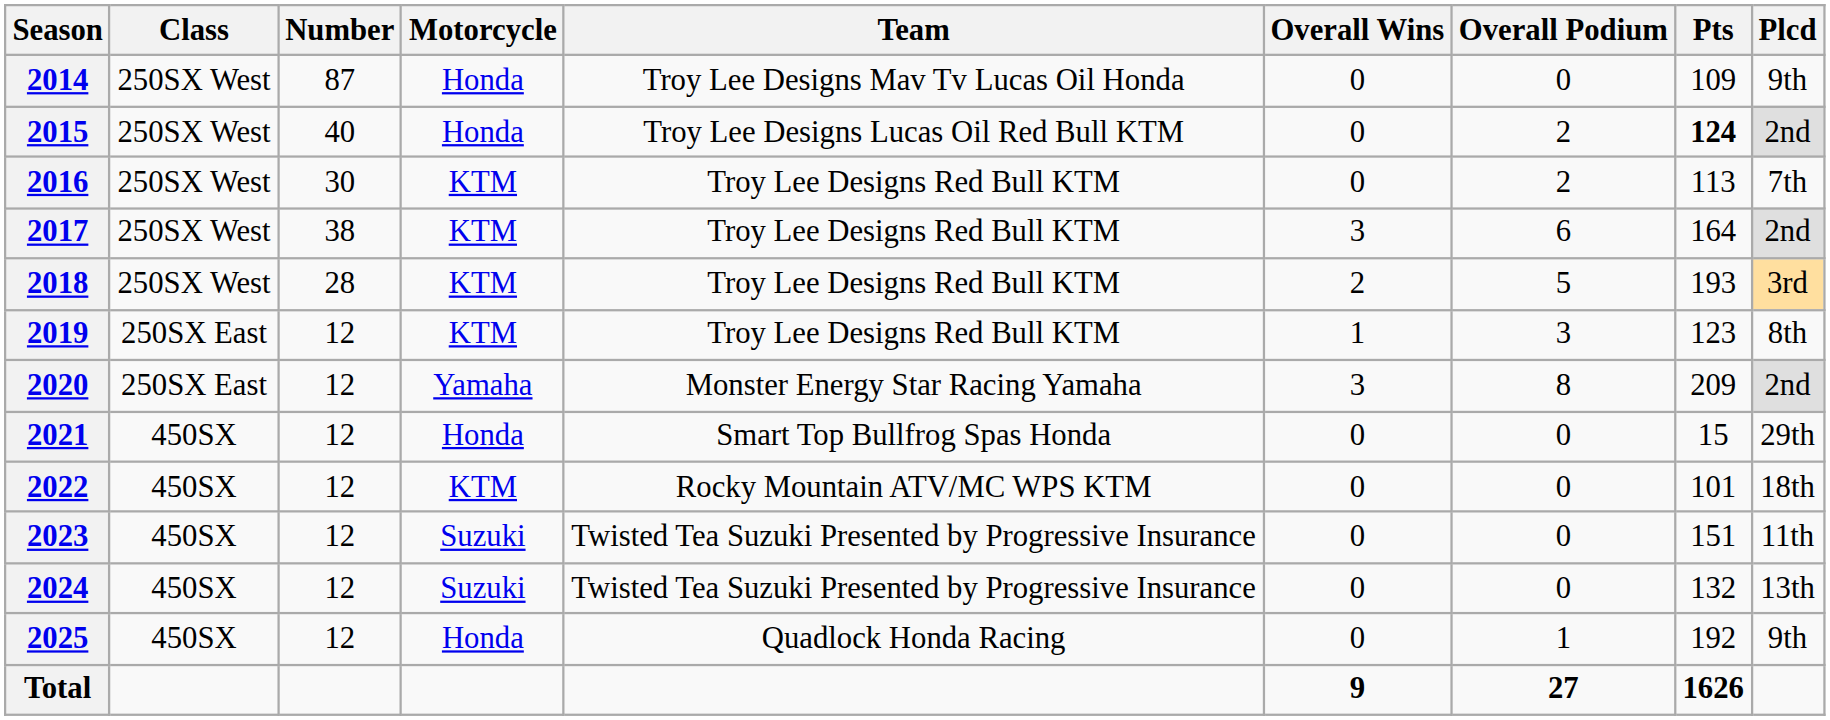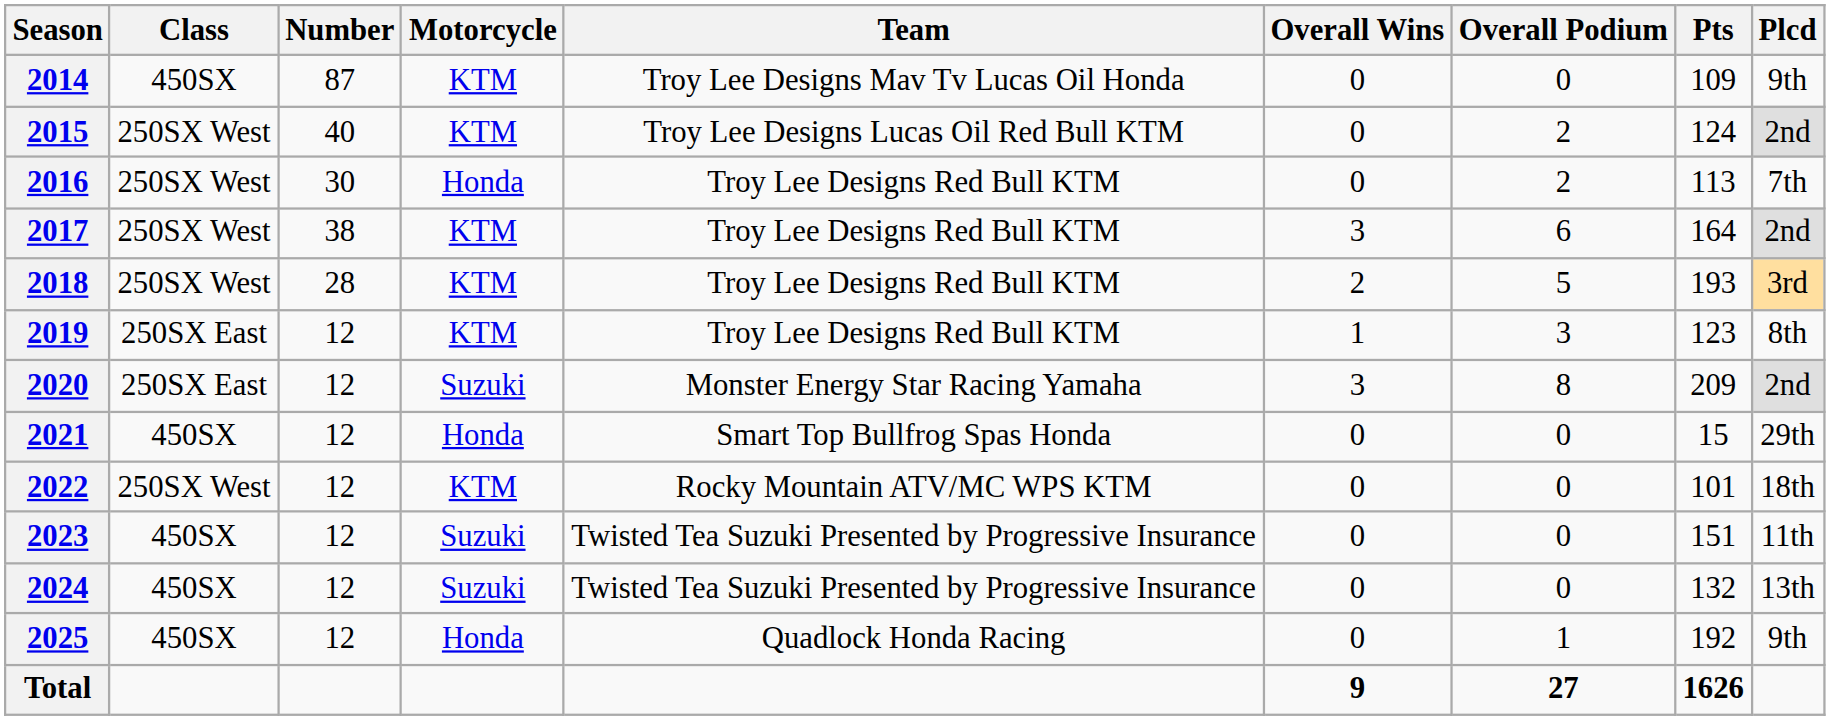(194, 80) 250SX West -> (194, 80) 450SX
(483, 80) Honda -> (483, 80) KTM
(483, 130) Honda -> (483, 130) KTM
(1713, 130) bold -> (1713, 130) normal
(483, 181) KTM -> (483, 181) Honda
(483, 384) Yamaha -> (483, 384) Suzuki
(194, 485) 450SX -> (194, 485) 250SX West
